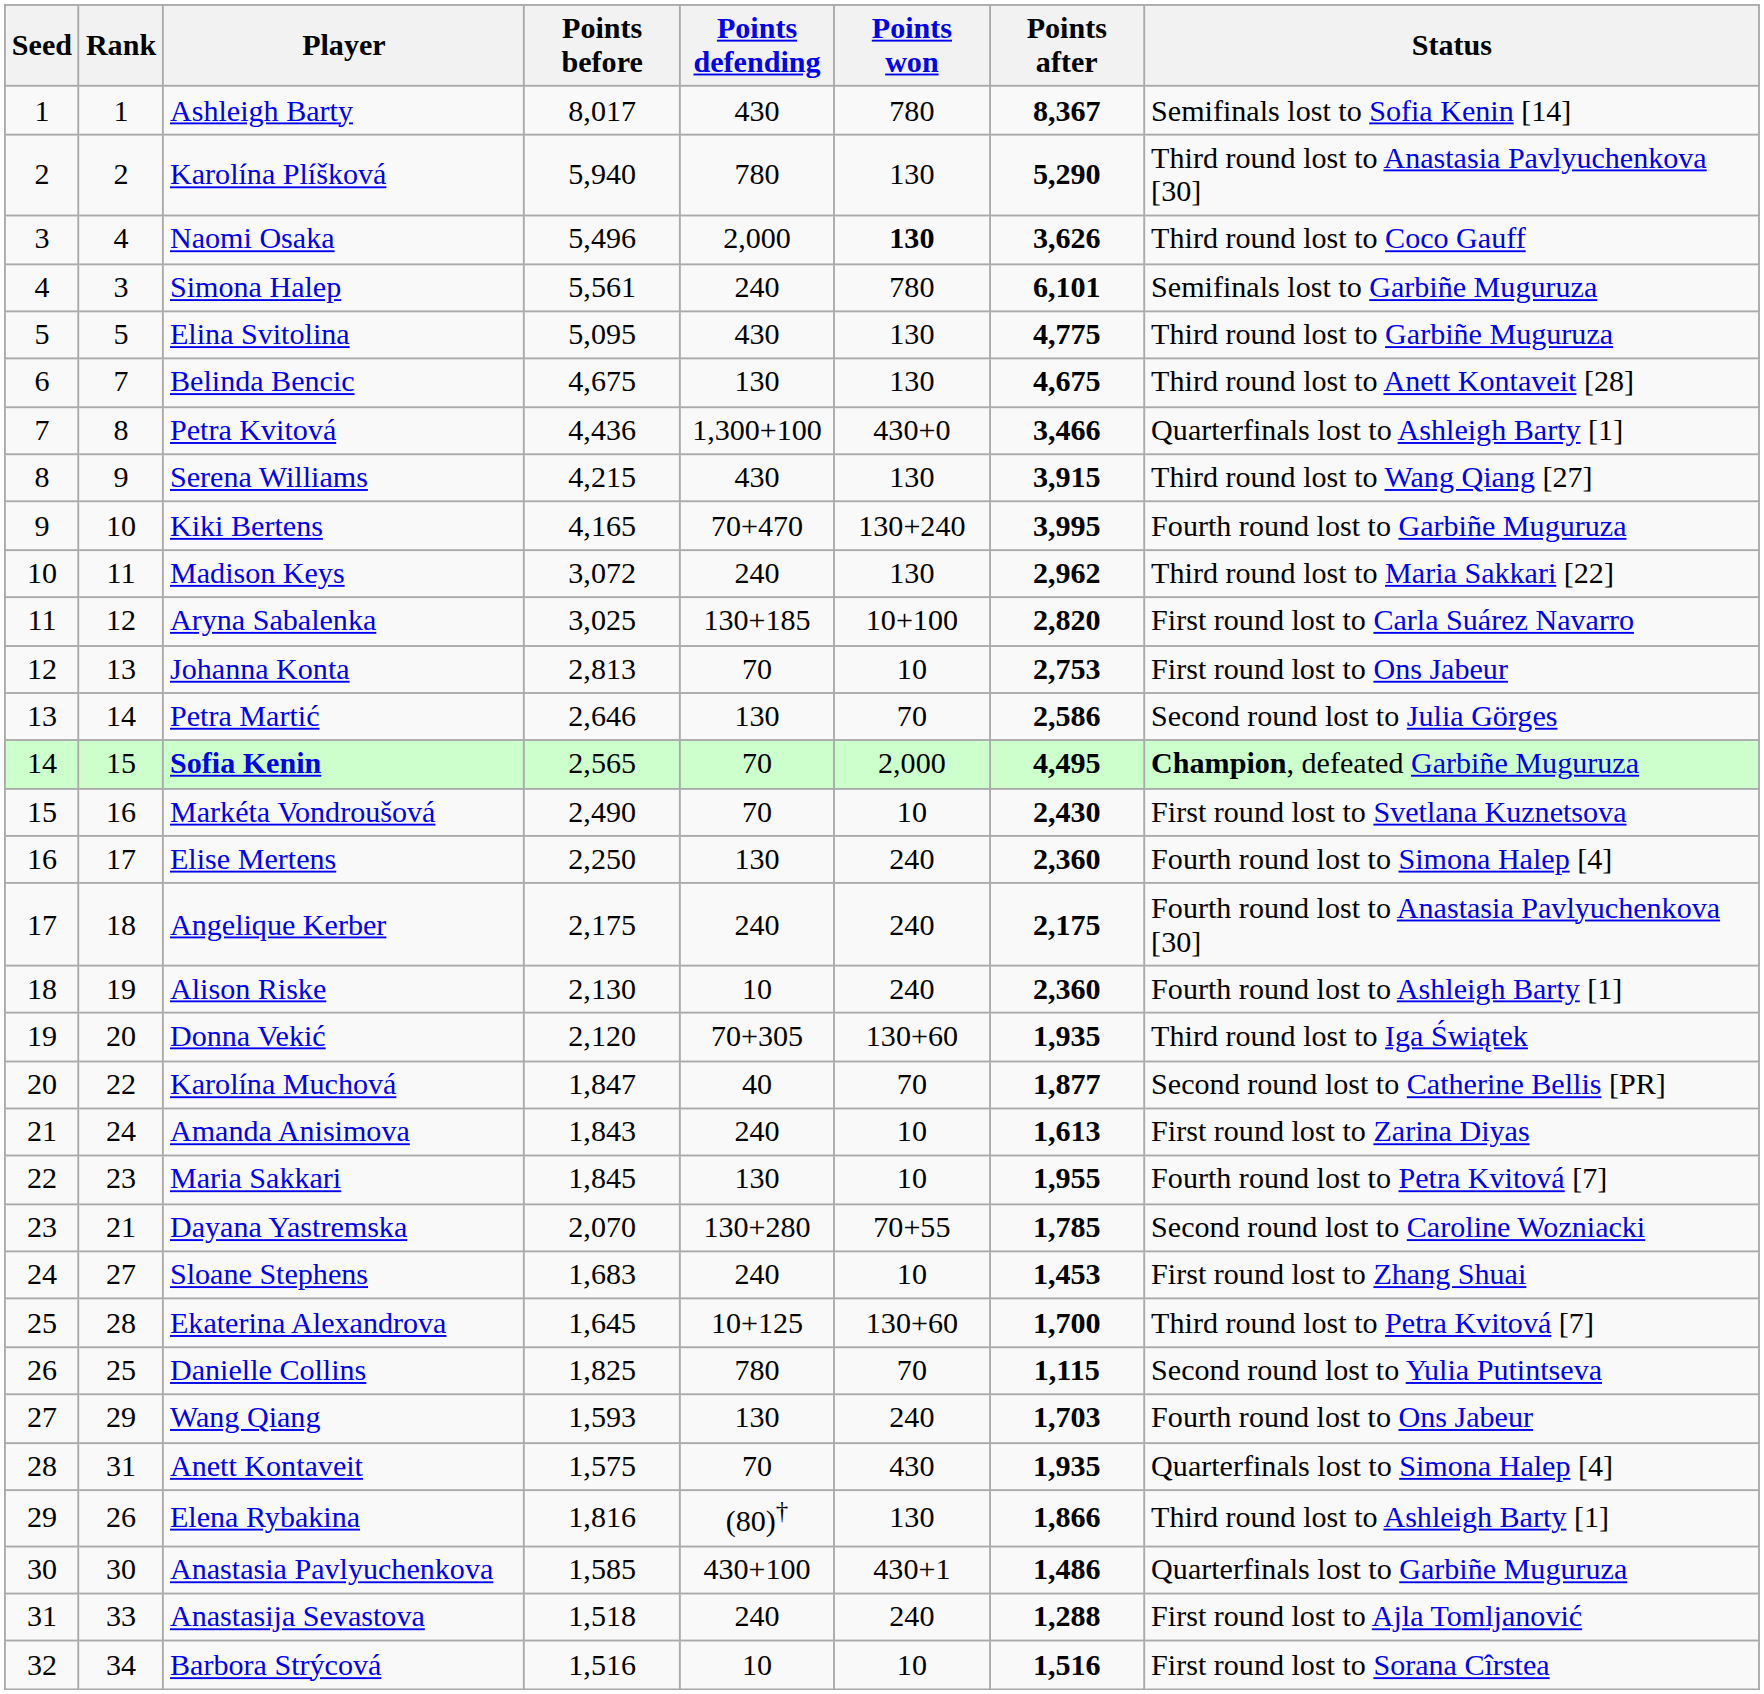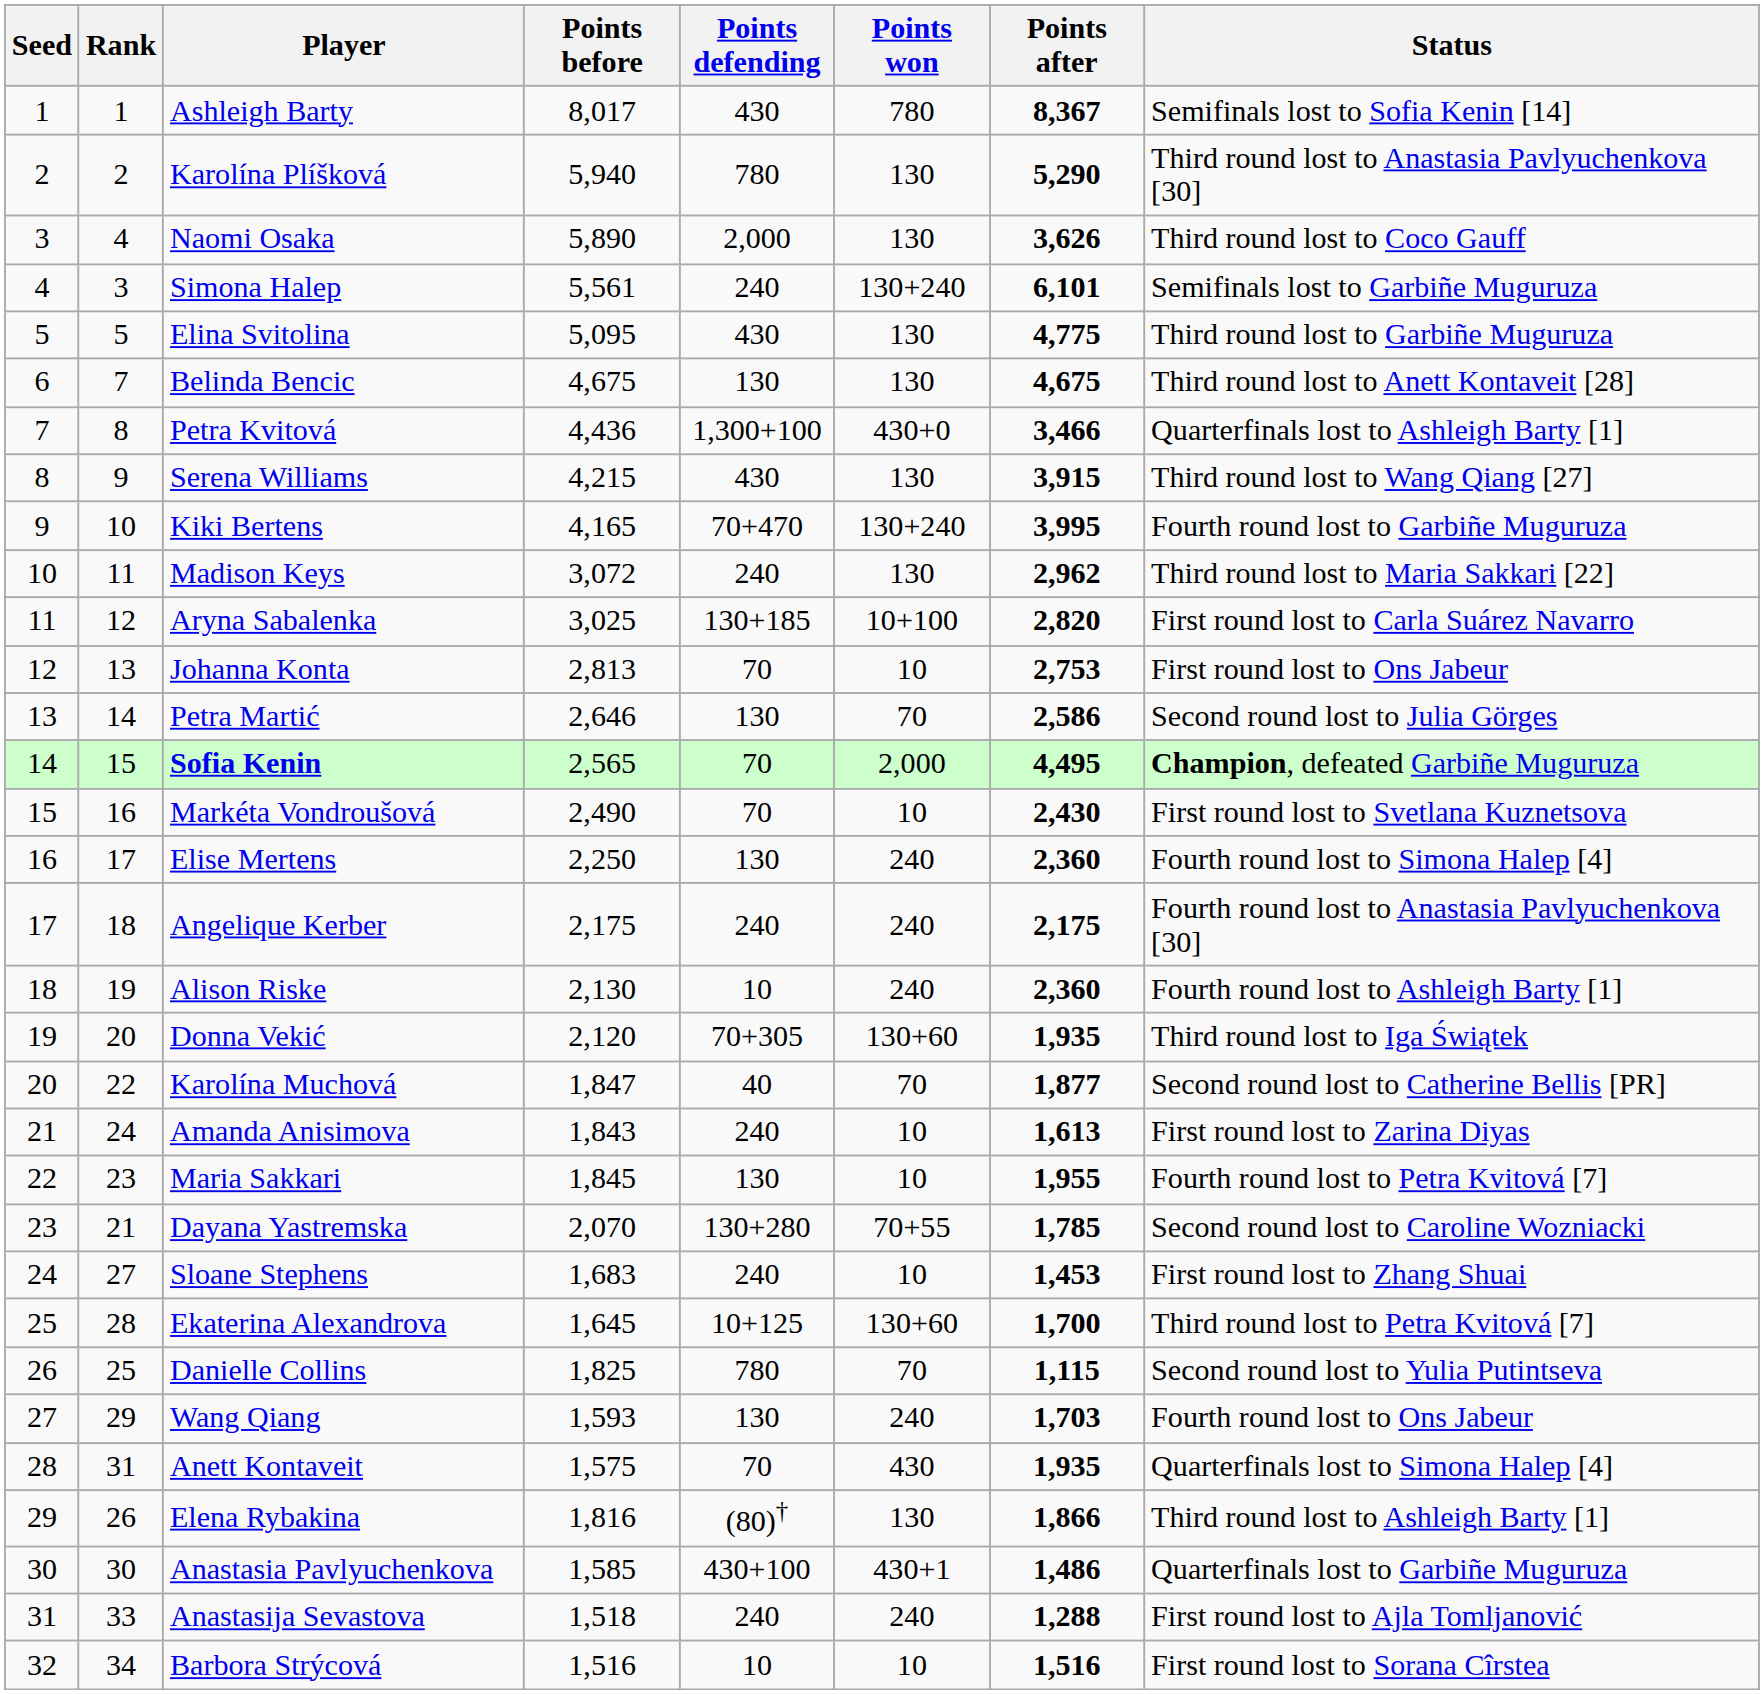(602, 239) 5,496 -> (602, 239) 5,890
(912, 239) bold -> (912, 239) normal
(912, 286) 780 -> (912, 286) 130+240
